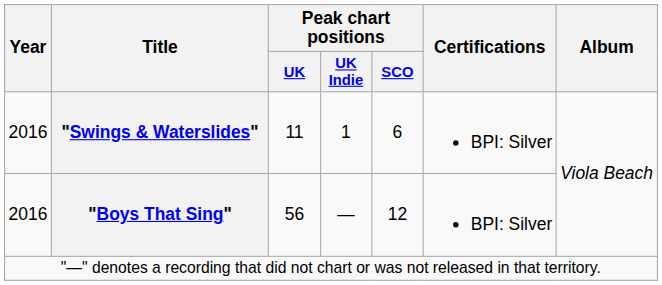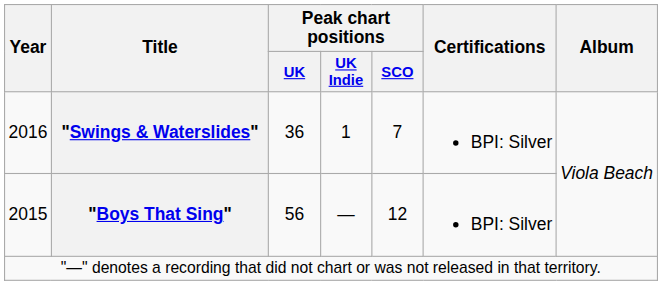(294, 132) 11 -> (294, 132) 36
(397, 132) 6 -> (397, 132) 7
(28, 214) 2016 -> (28, 214) 2015
